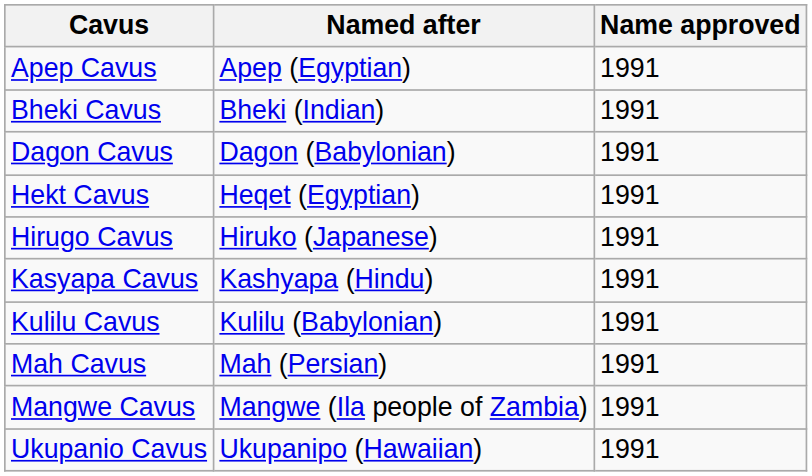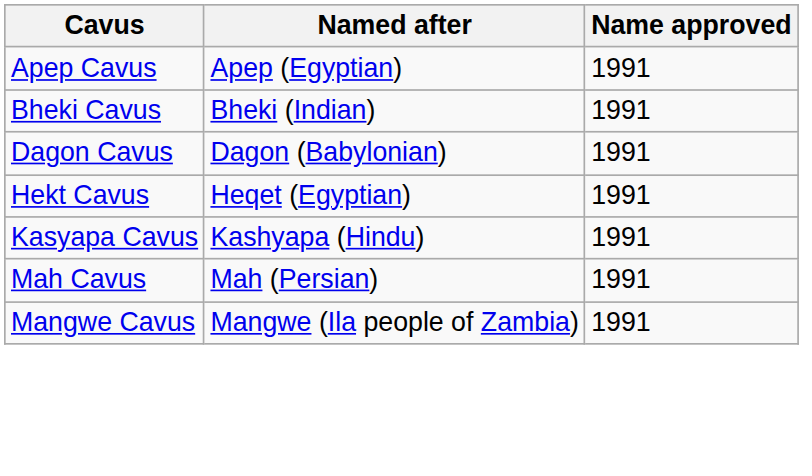- row: (92, 237)
- row: (85, 322)
- row: (109, 449)
